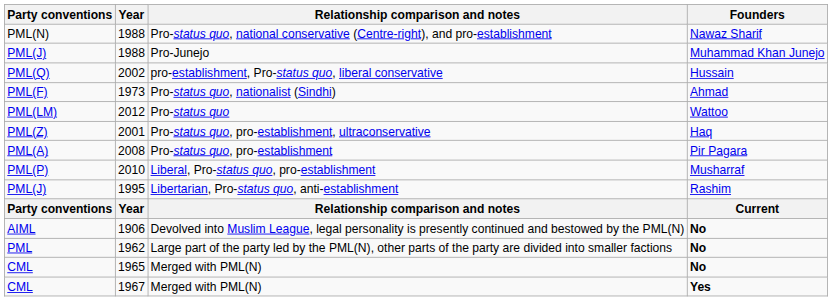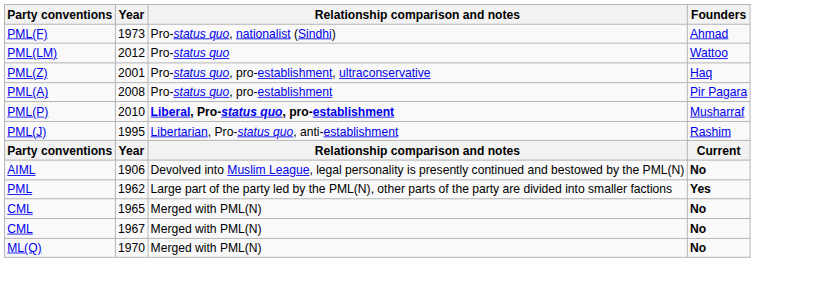- row: (28, 34)
- row: (27, 53)
- row: (28, 73)
(263, 170) normal -> (272, 112) bold
(698, 248) No -> (700, 189) Yes
(700, 287) Yes -> (698, 228) No
+ row: (24, 248)
